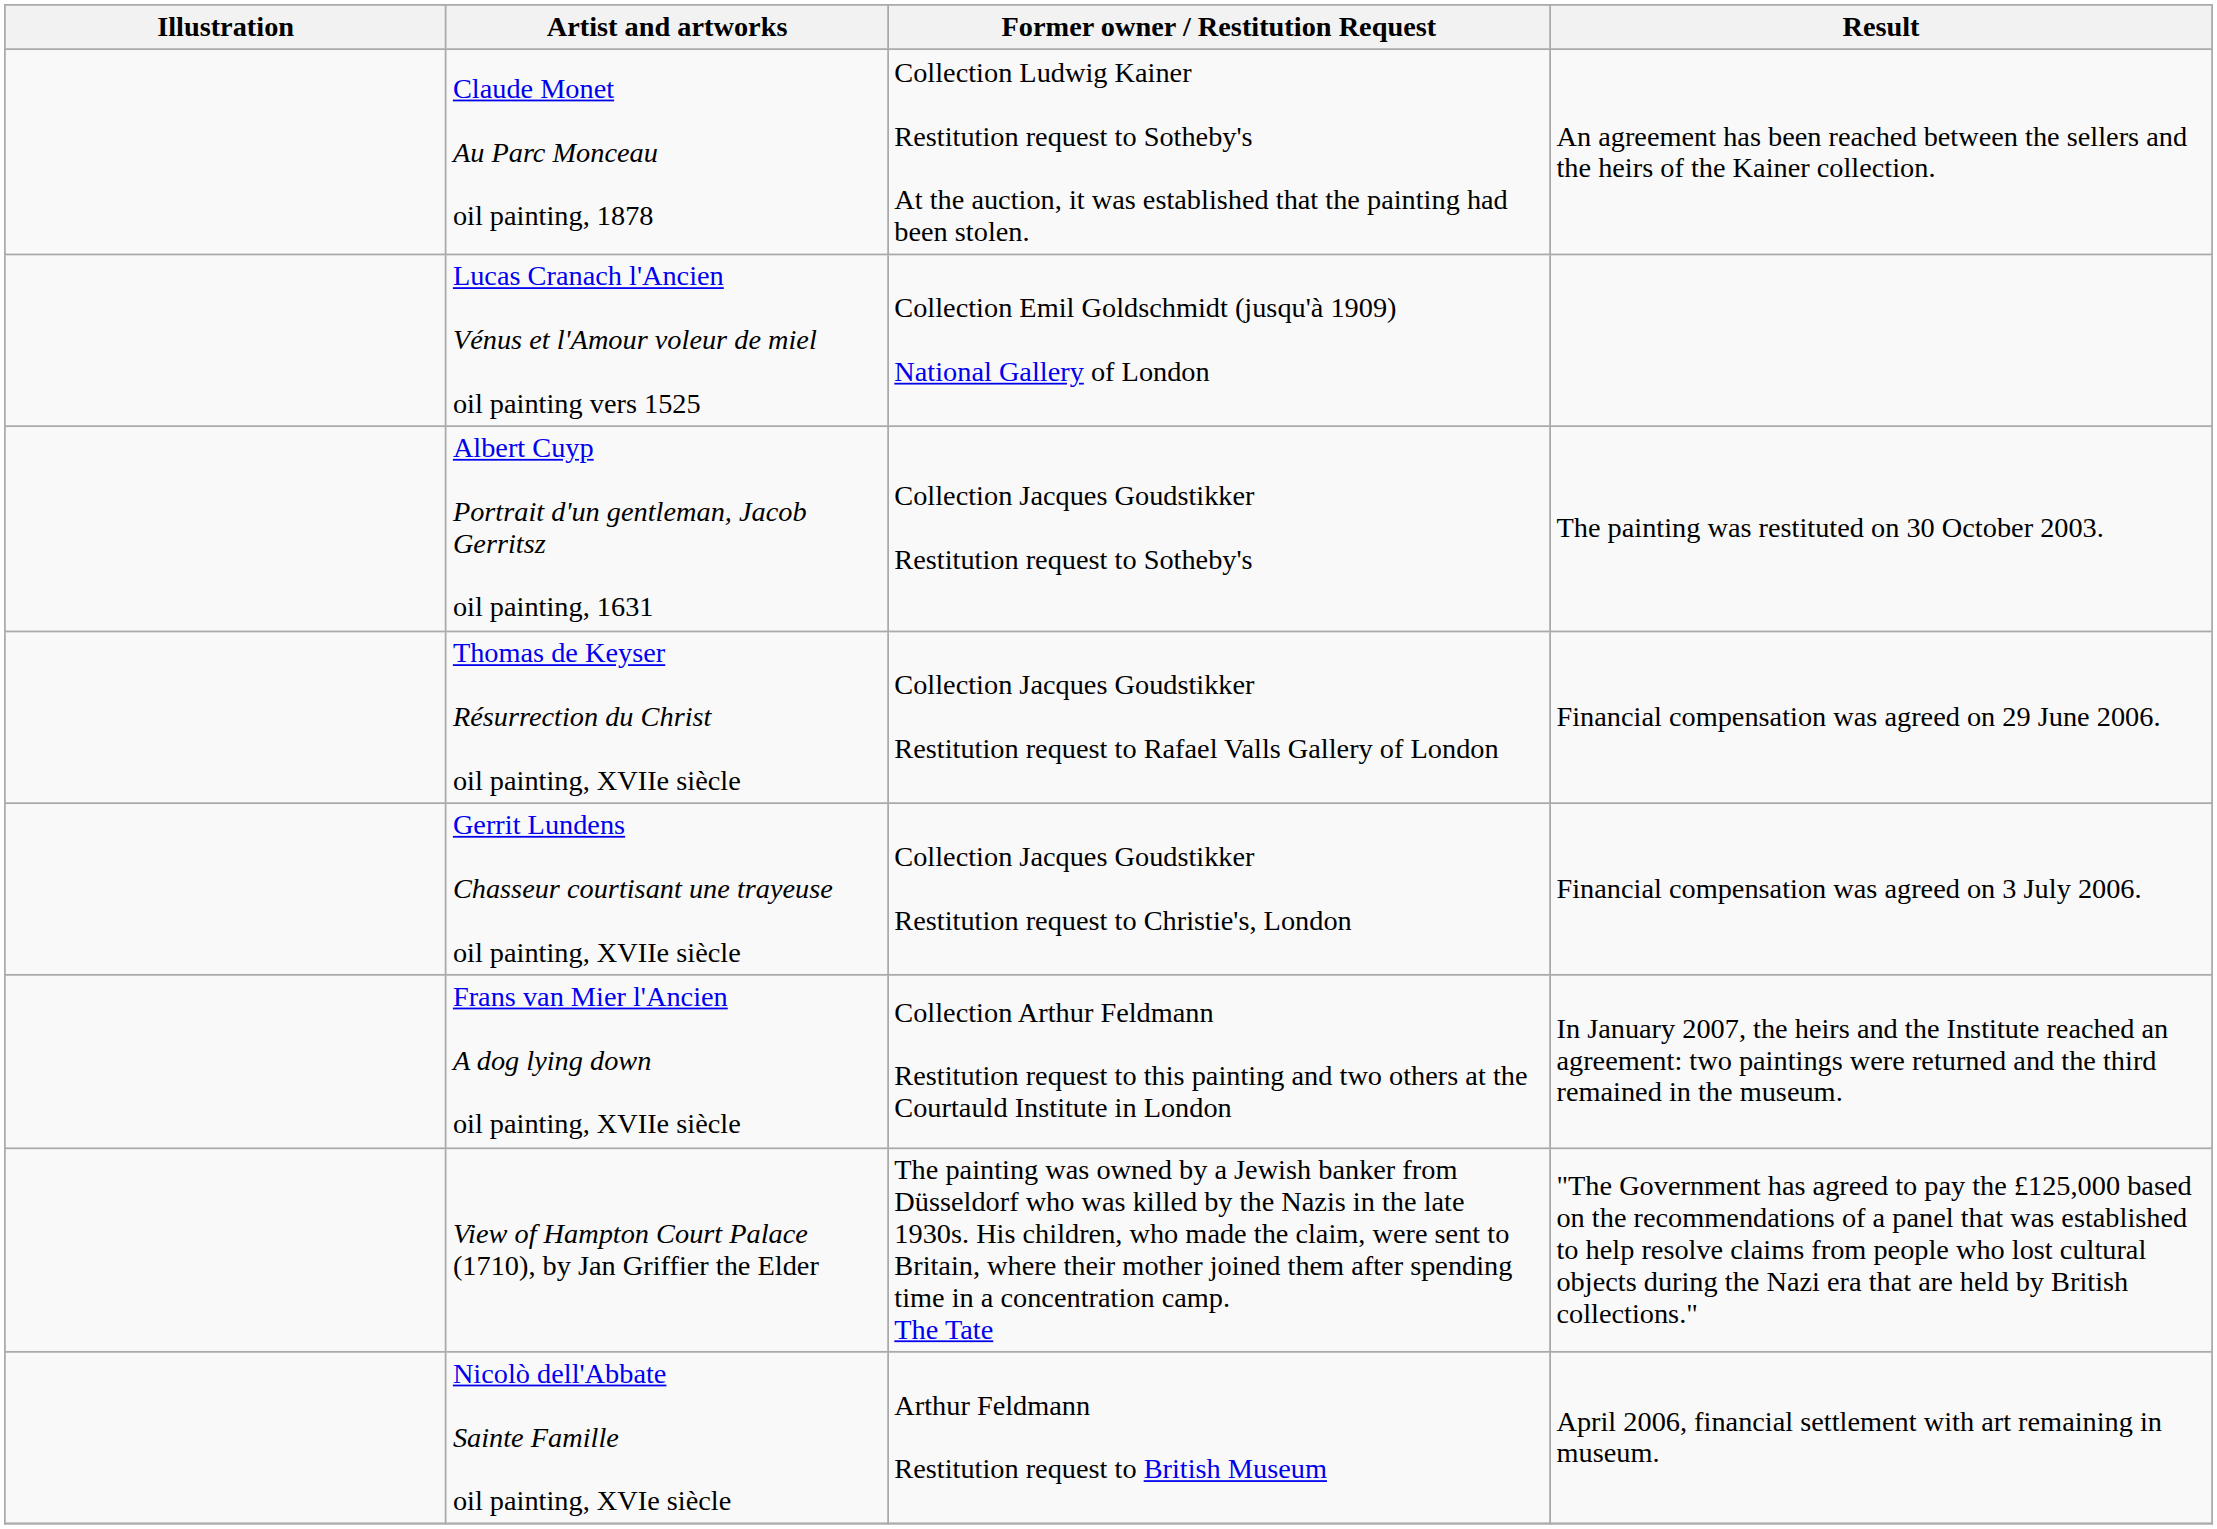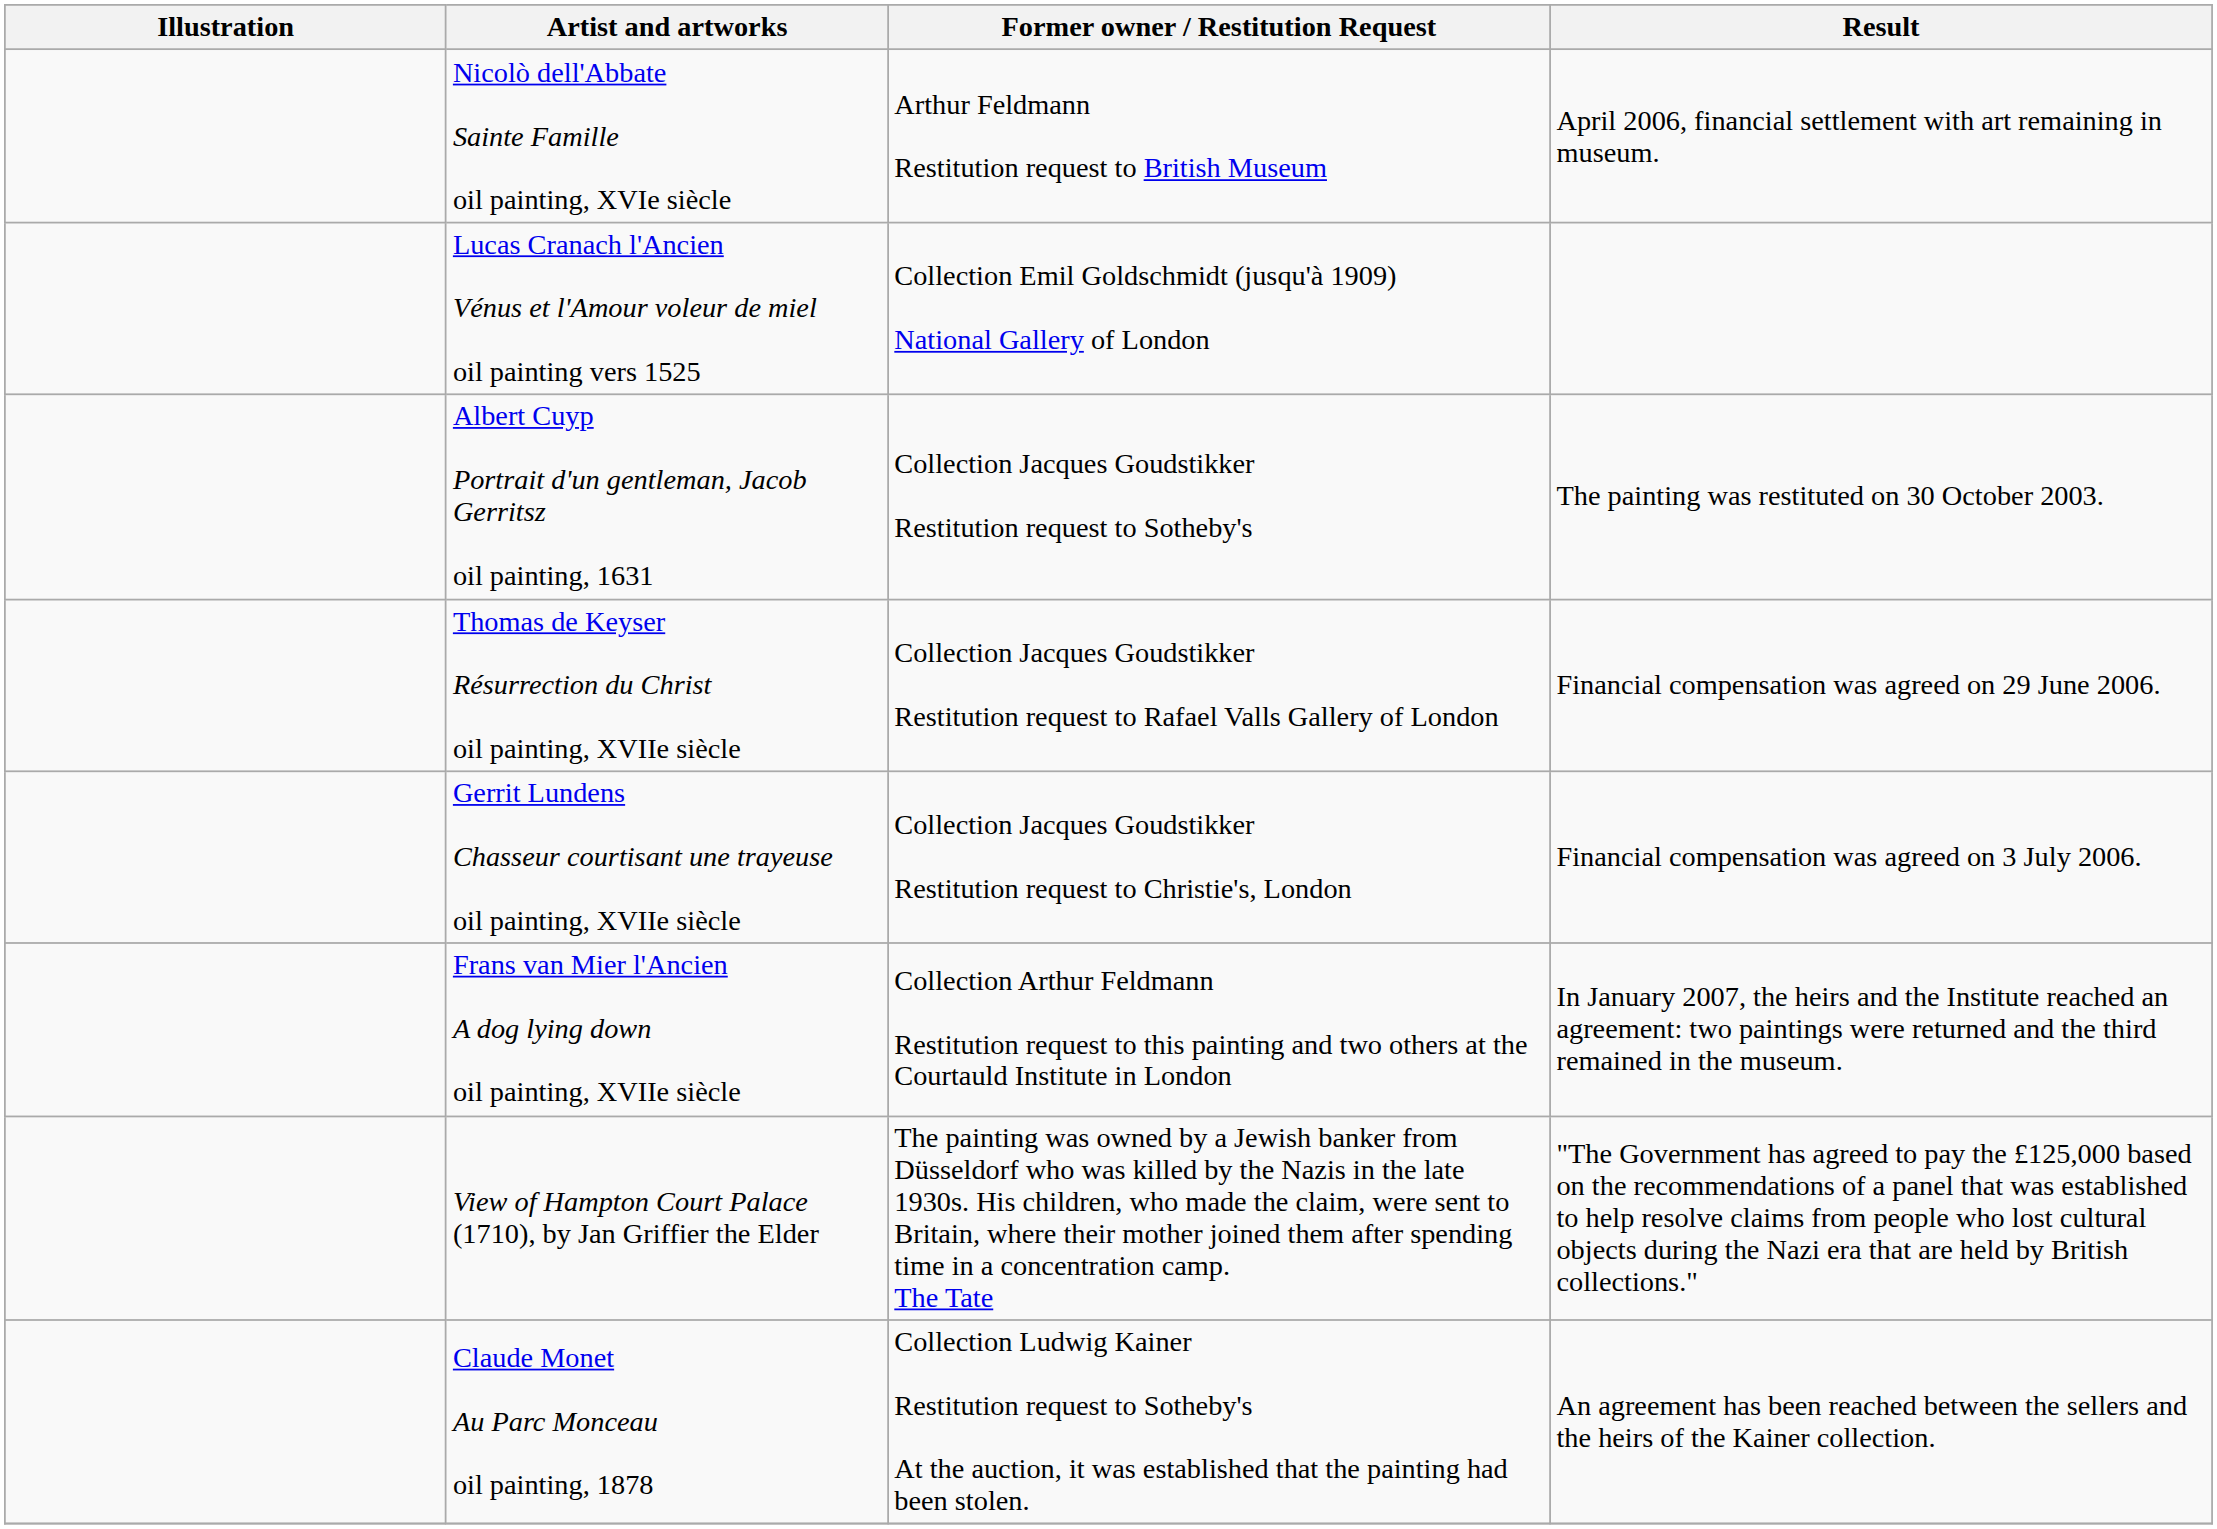rows swapped: (592, 1437) <-> (555, 151)
